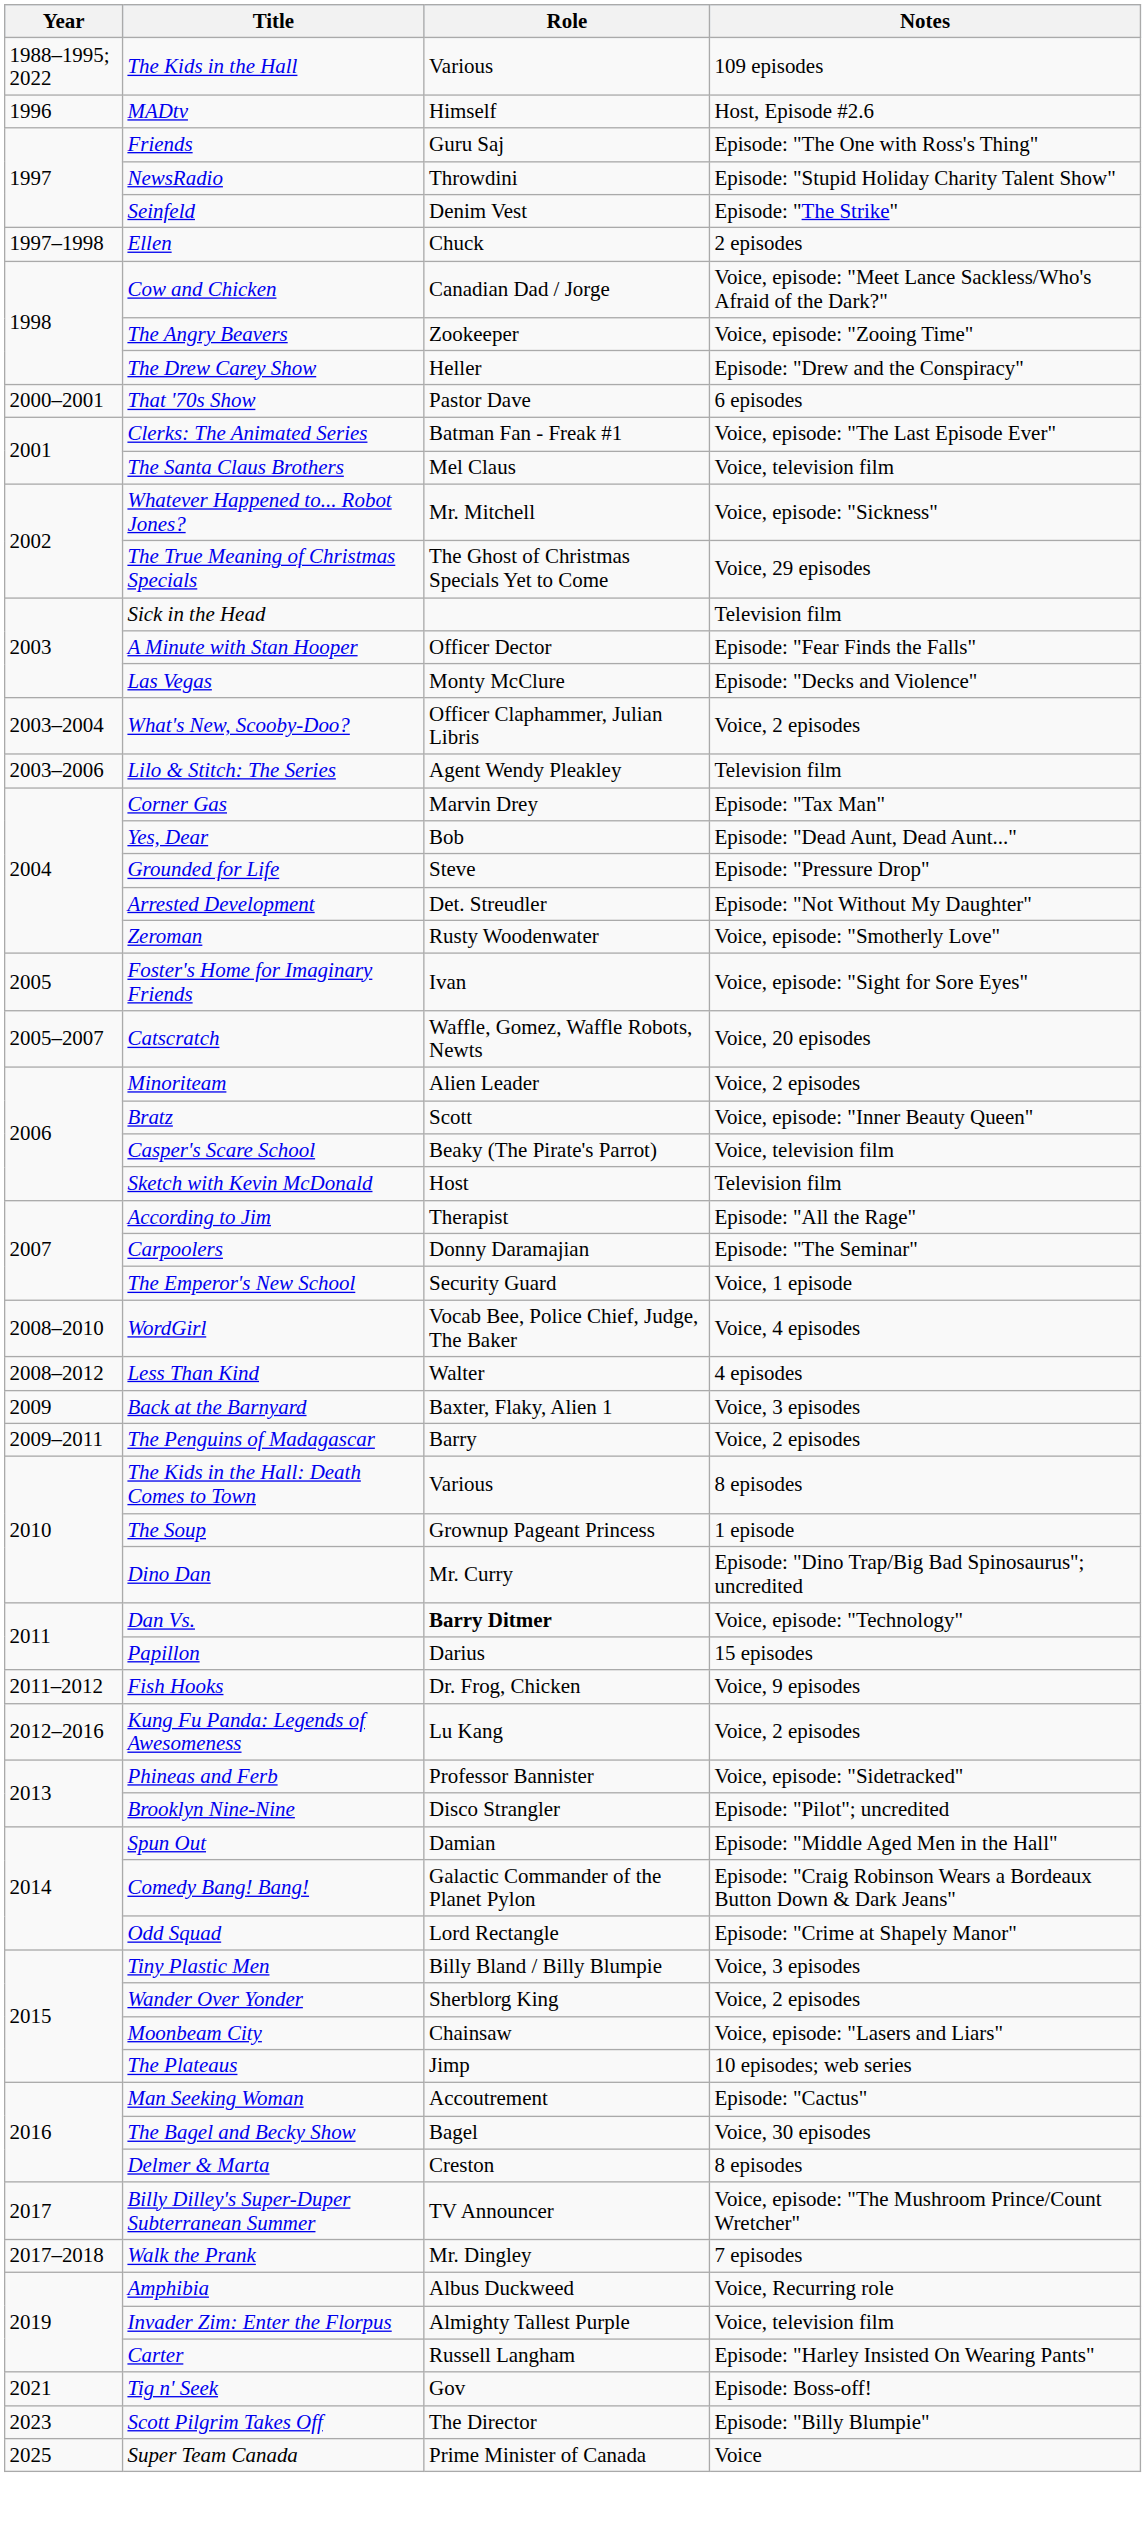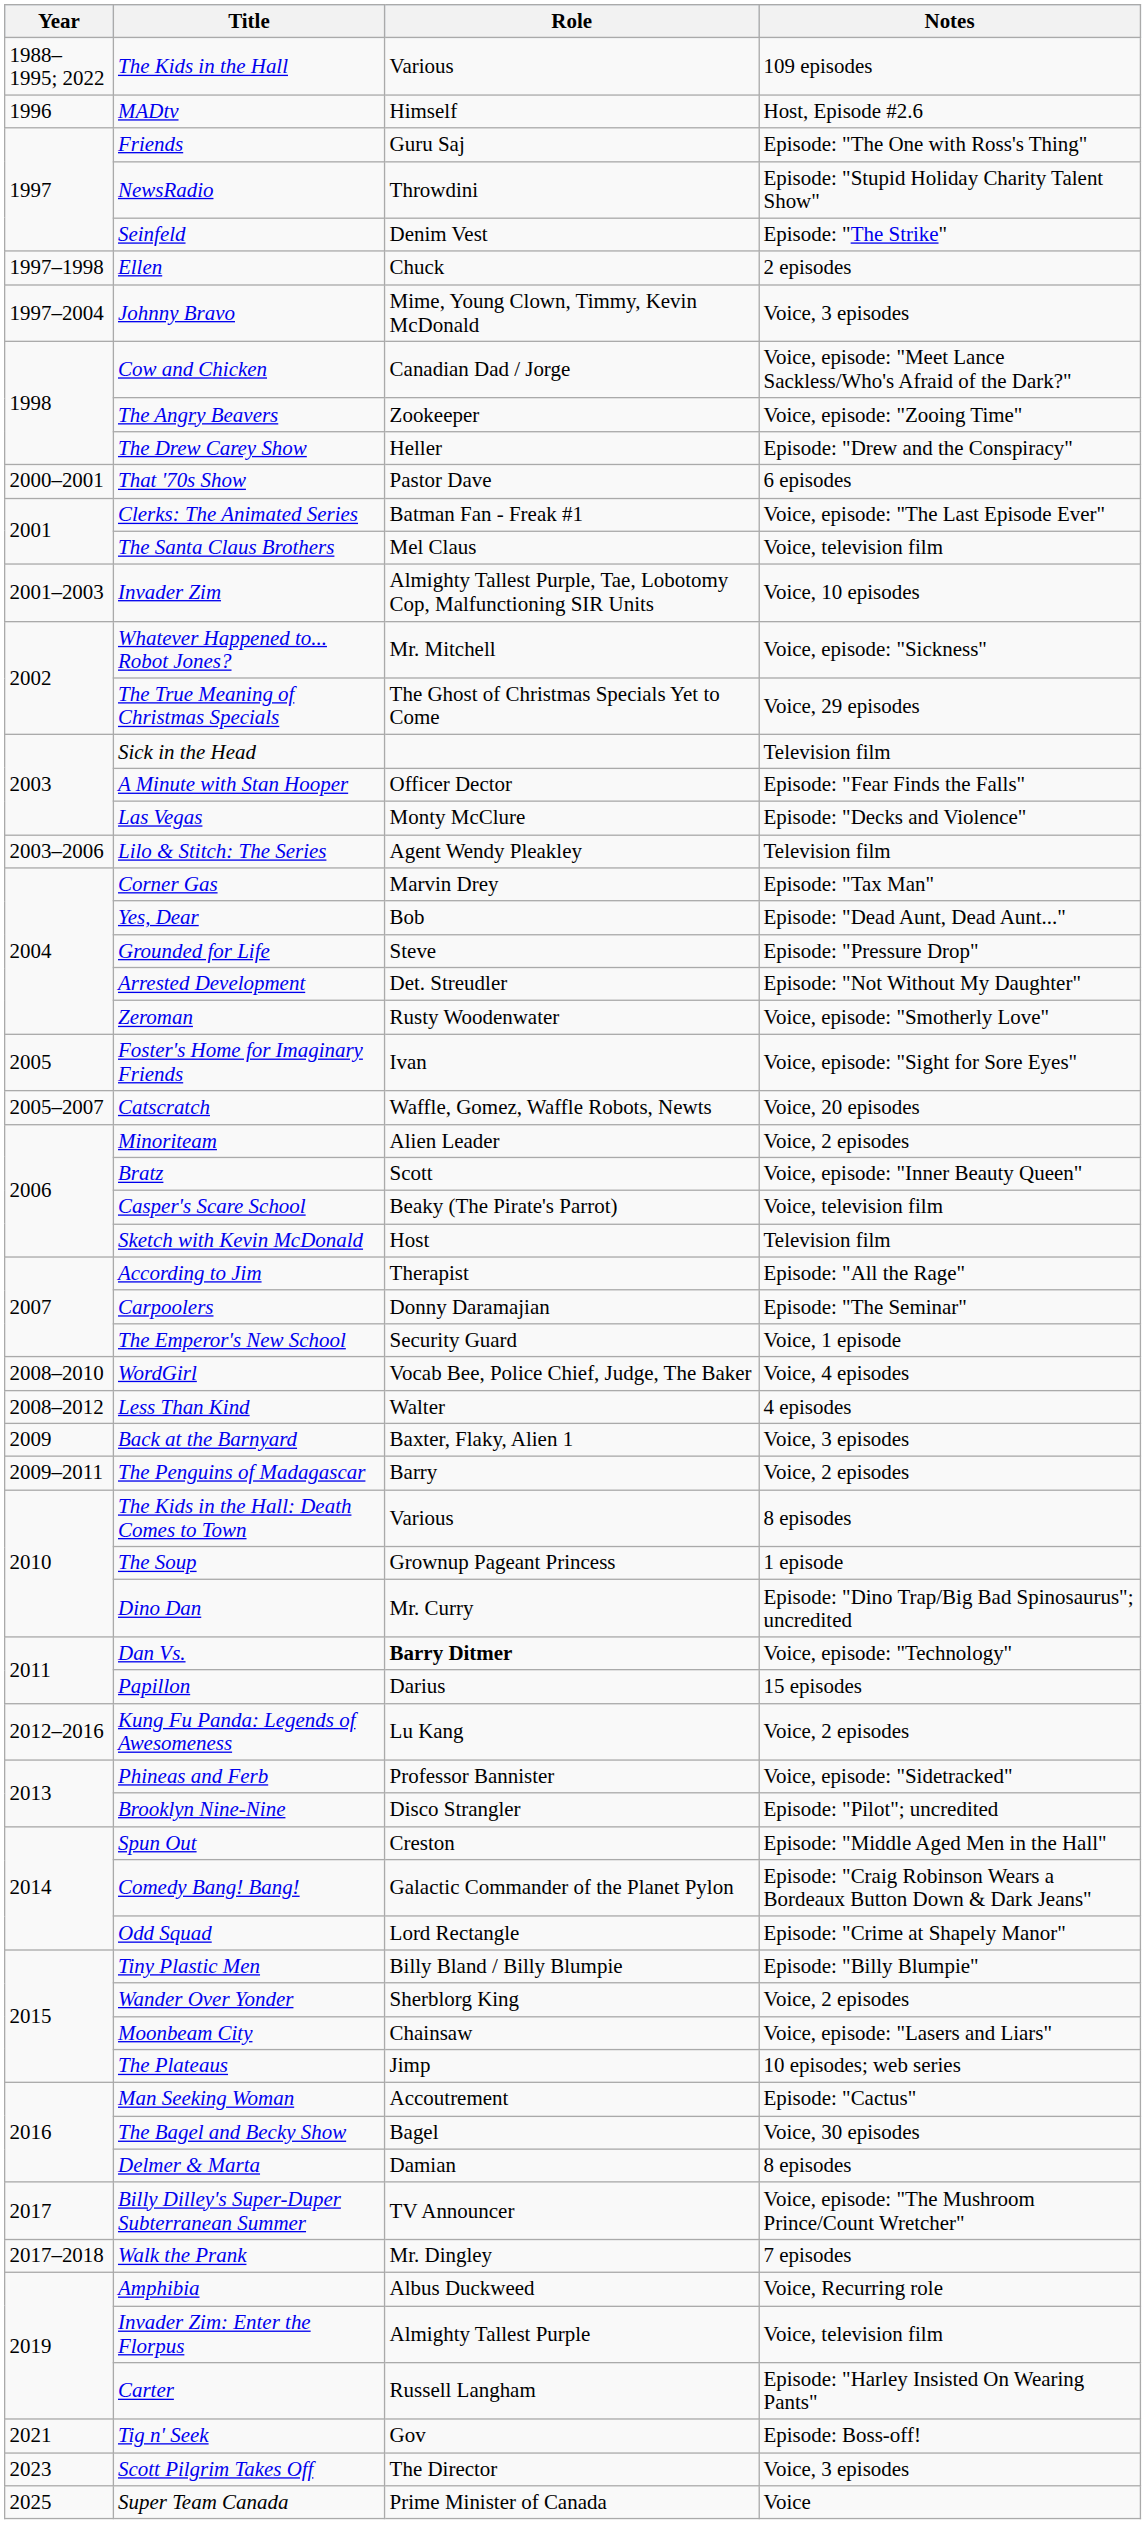+ row: (176, 312)
+ row: (170, 592)
- row: (239, 725)
- row: (175, 1686)
(462, 1842) Damian -> (422, 1842) Creston
(787, 1966) Voice, 3 episodes -> (871, 1966) Episode: "Billy Blumpie"
(462, 2165) Creston -> (423, 2165) Damian
(822, 2421) Episode: "Billy Blumpie" -> (836, 2469) Voice, 3 episodes
